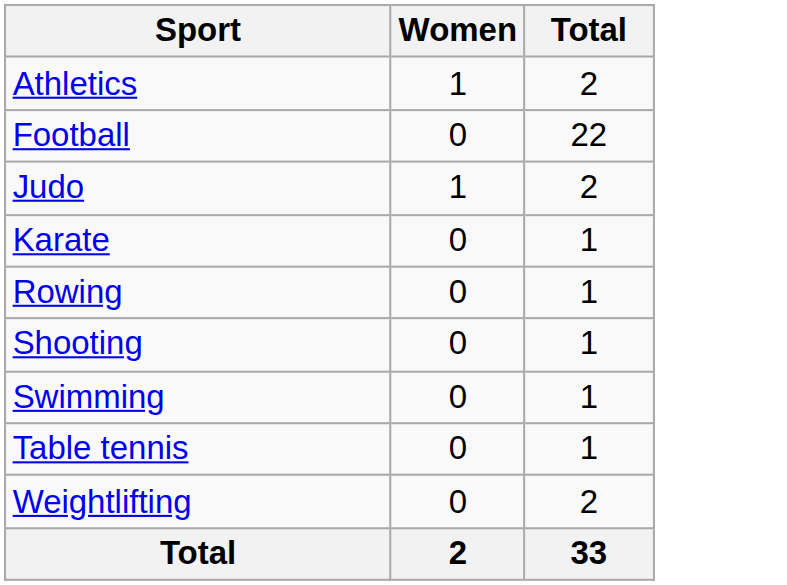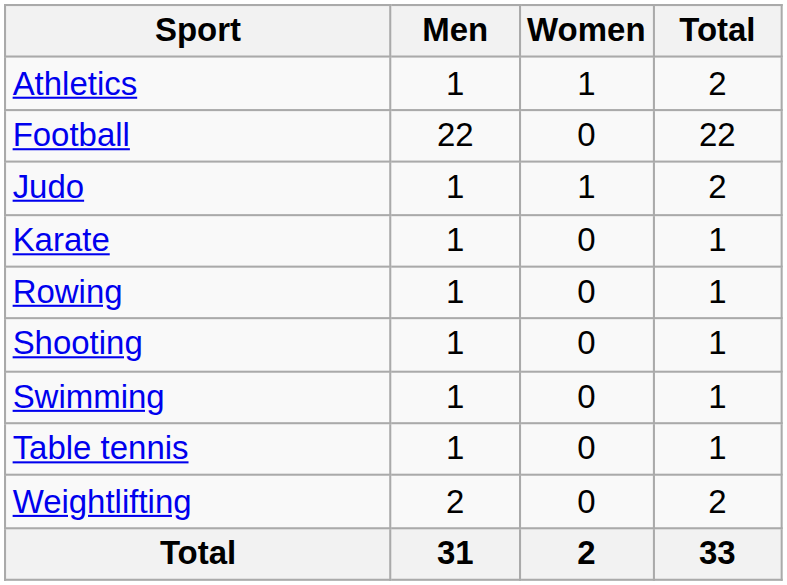+ column: (455, 30)
